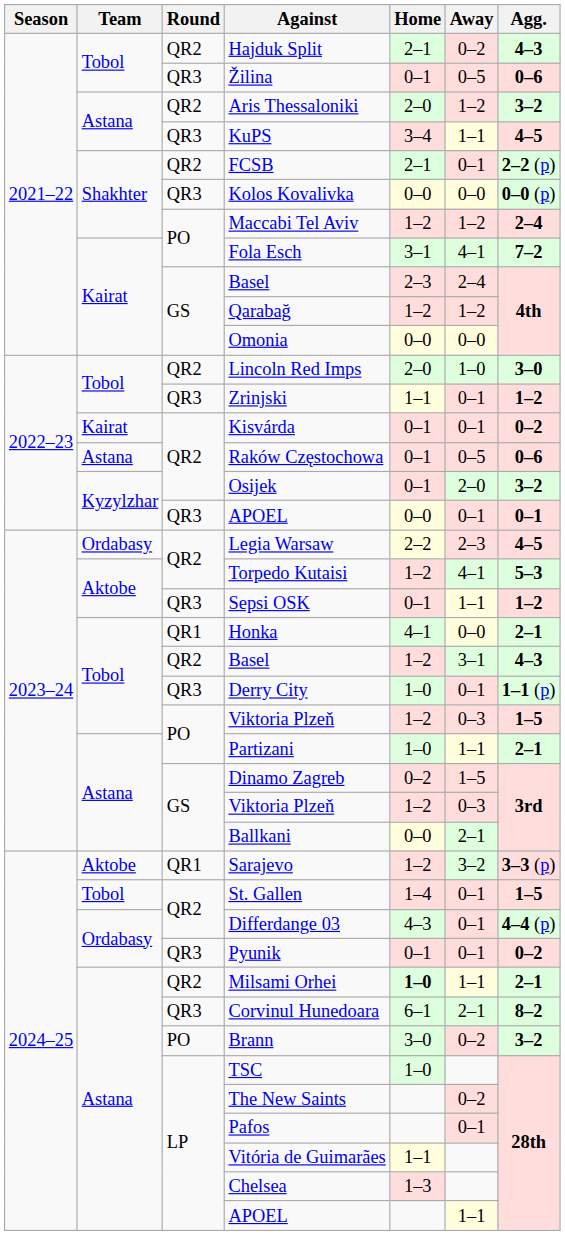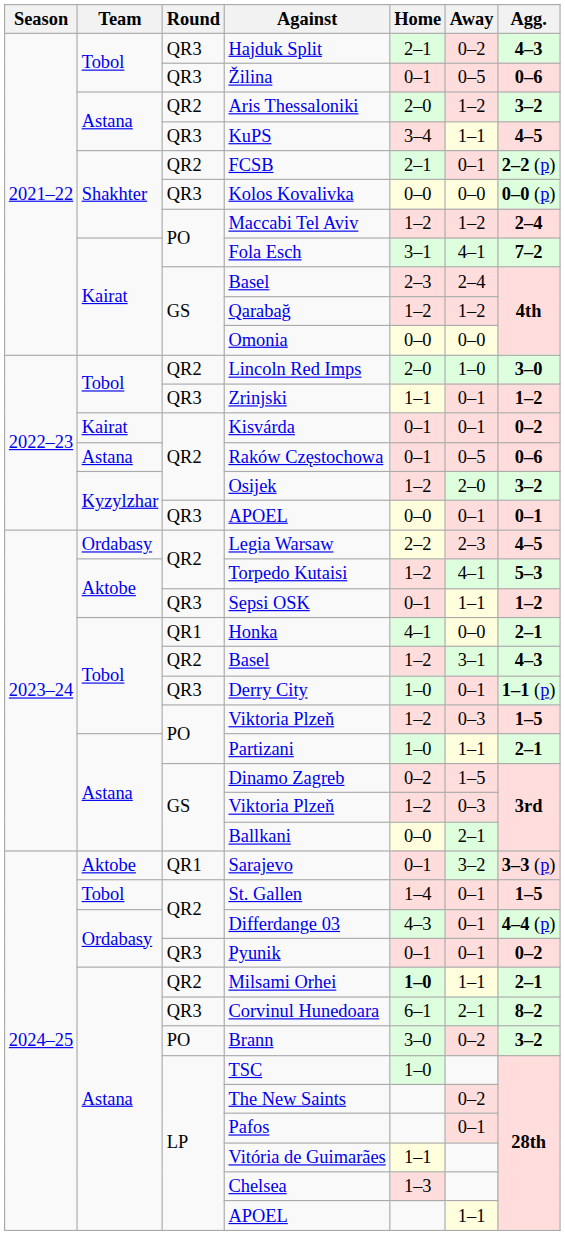(184, 48) QR2 -> (184, 48) QR3
(418, 485) 0–1 -> (418, 485) 1–2
(418, 865) 1–2 -> (418, 865) 0–1
